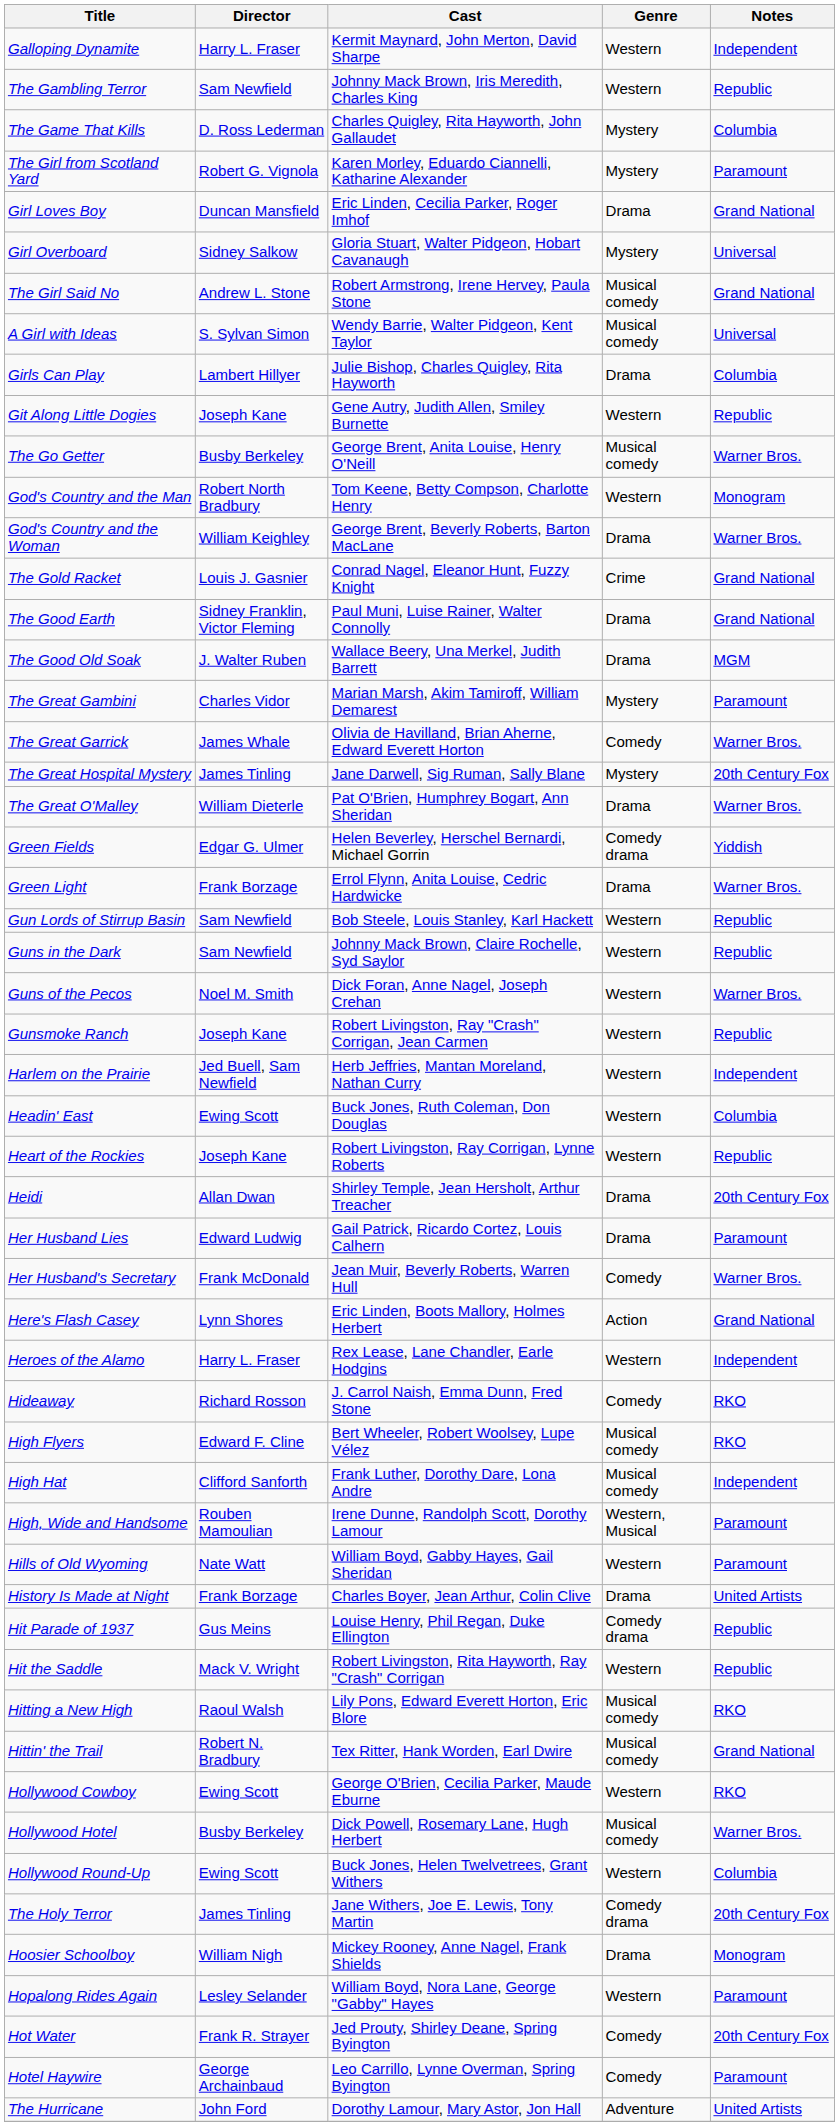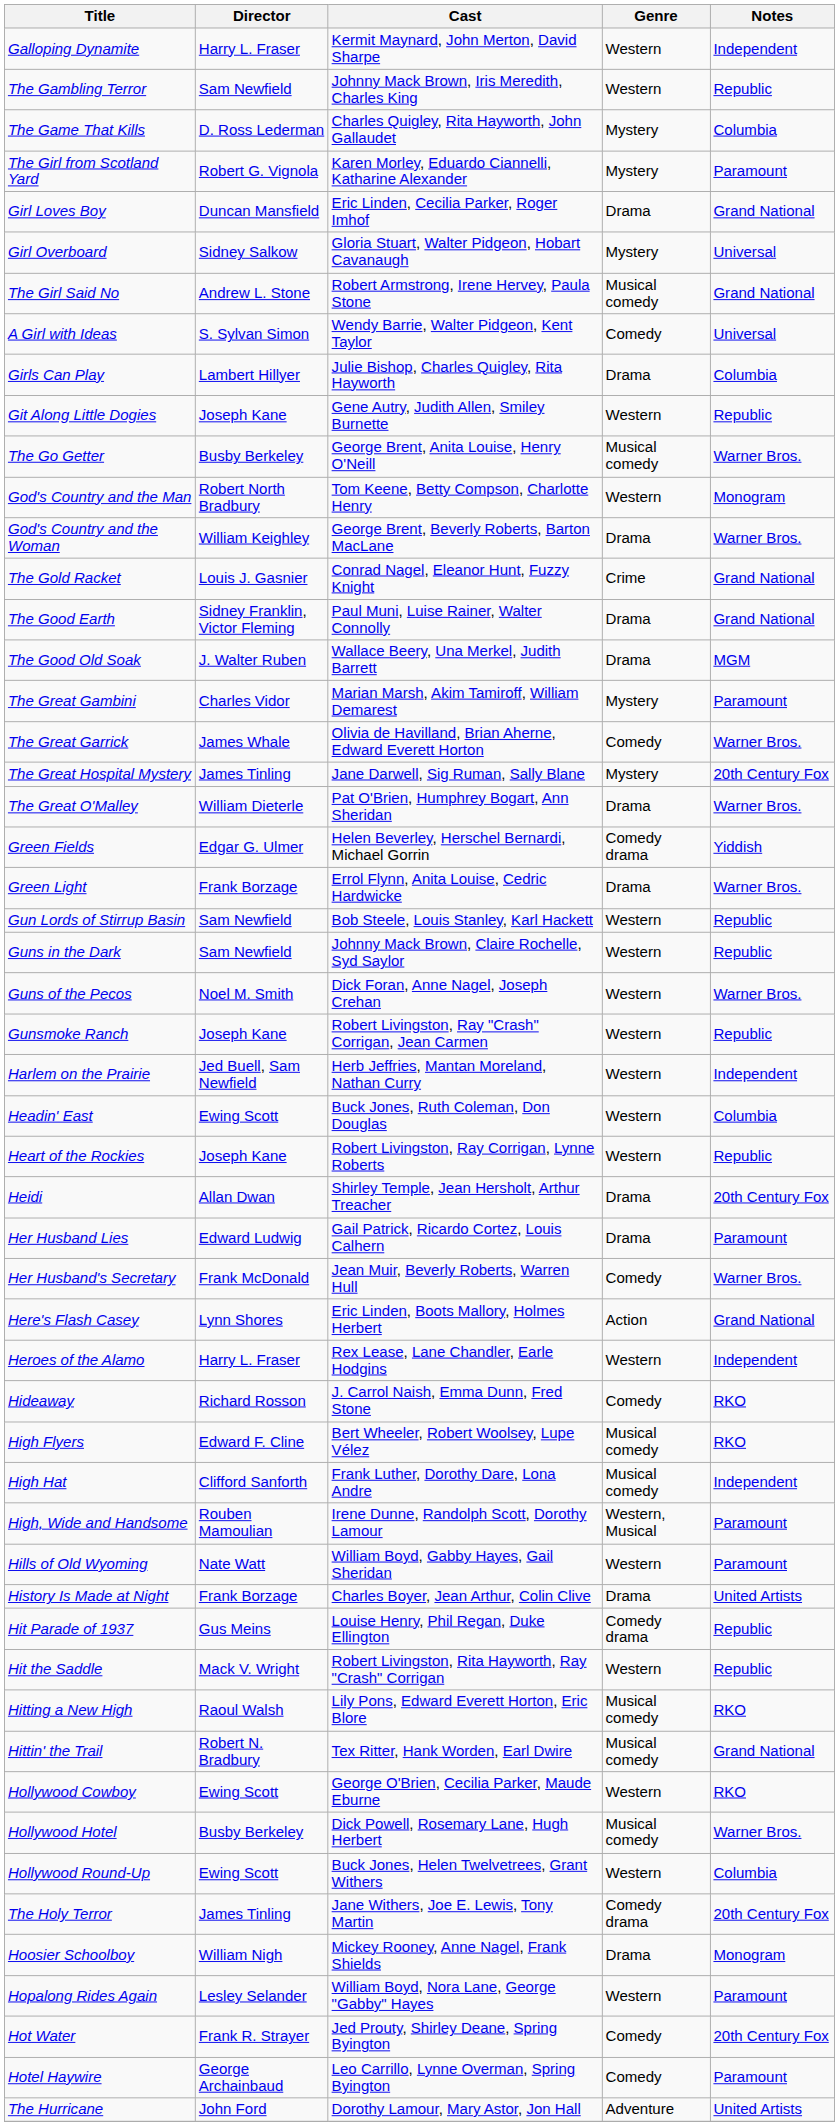(632, 334) Musical comedy -> (634, 334) Comedy
